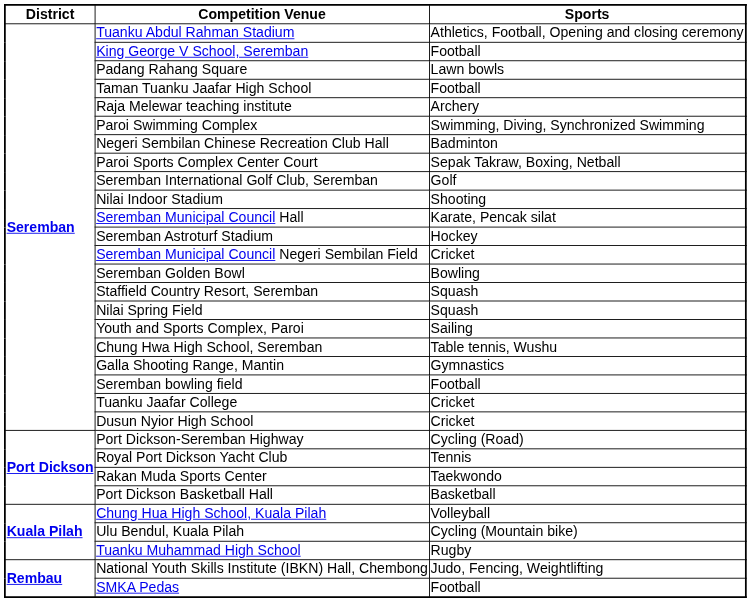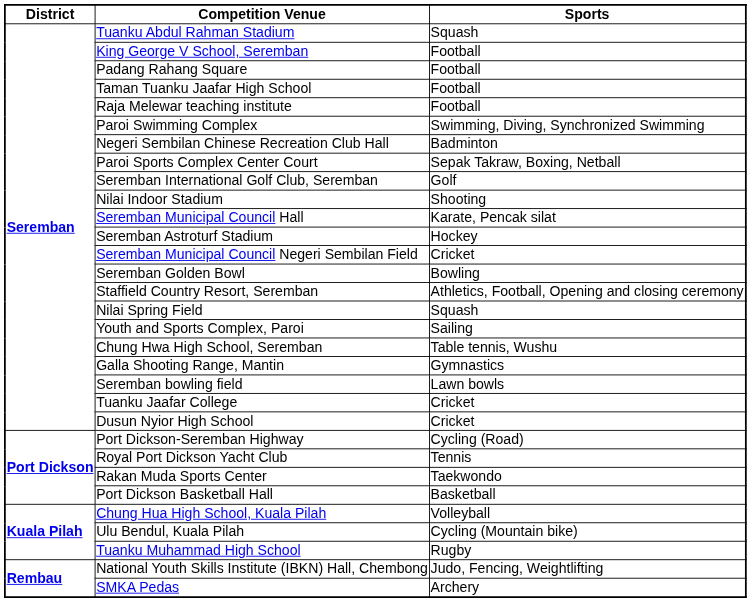(587, 33) Athletics, Football, Opening and closing ceremony -> (454, 33) Squash
(467, 70) Lawn bowls -> (456, 70) Football
(455, 107) Archery -> (456, 107) Football
(454, 291) Squash -> (587, 291) Athletics, Football, Opening and closing ceremony
(456, 384) Football -> (467, 384) Lawn bowls
(456, 587) Football -> (455, 587) Archery
